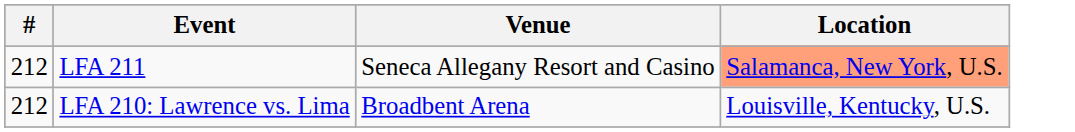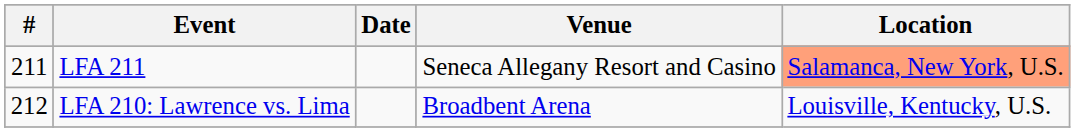+ column: (386, 25)
(29, 66) 212 -> (29, 66) 211
